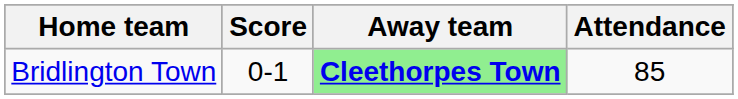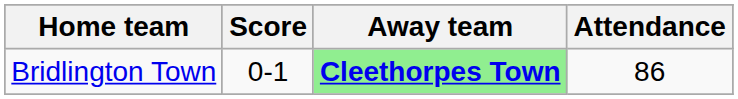(650, 71) 85 -> (650, 71) 86
